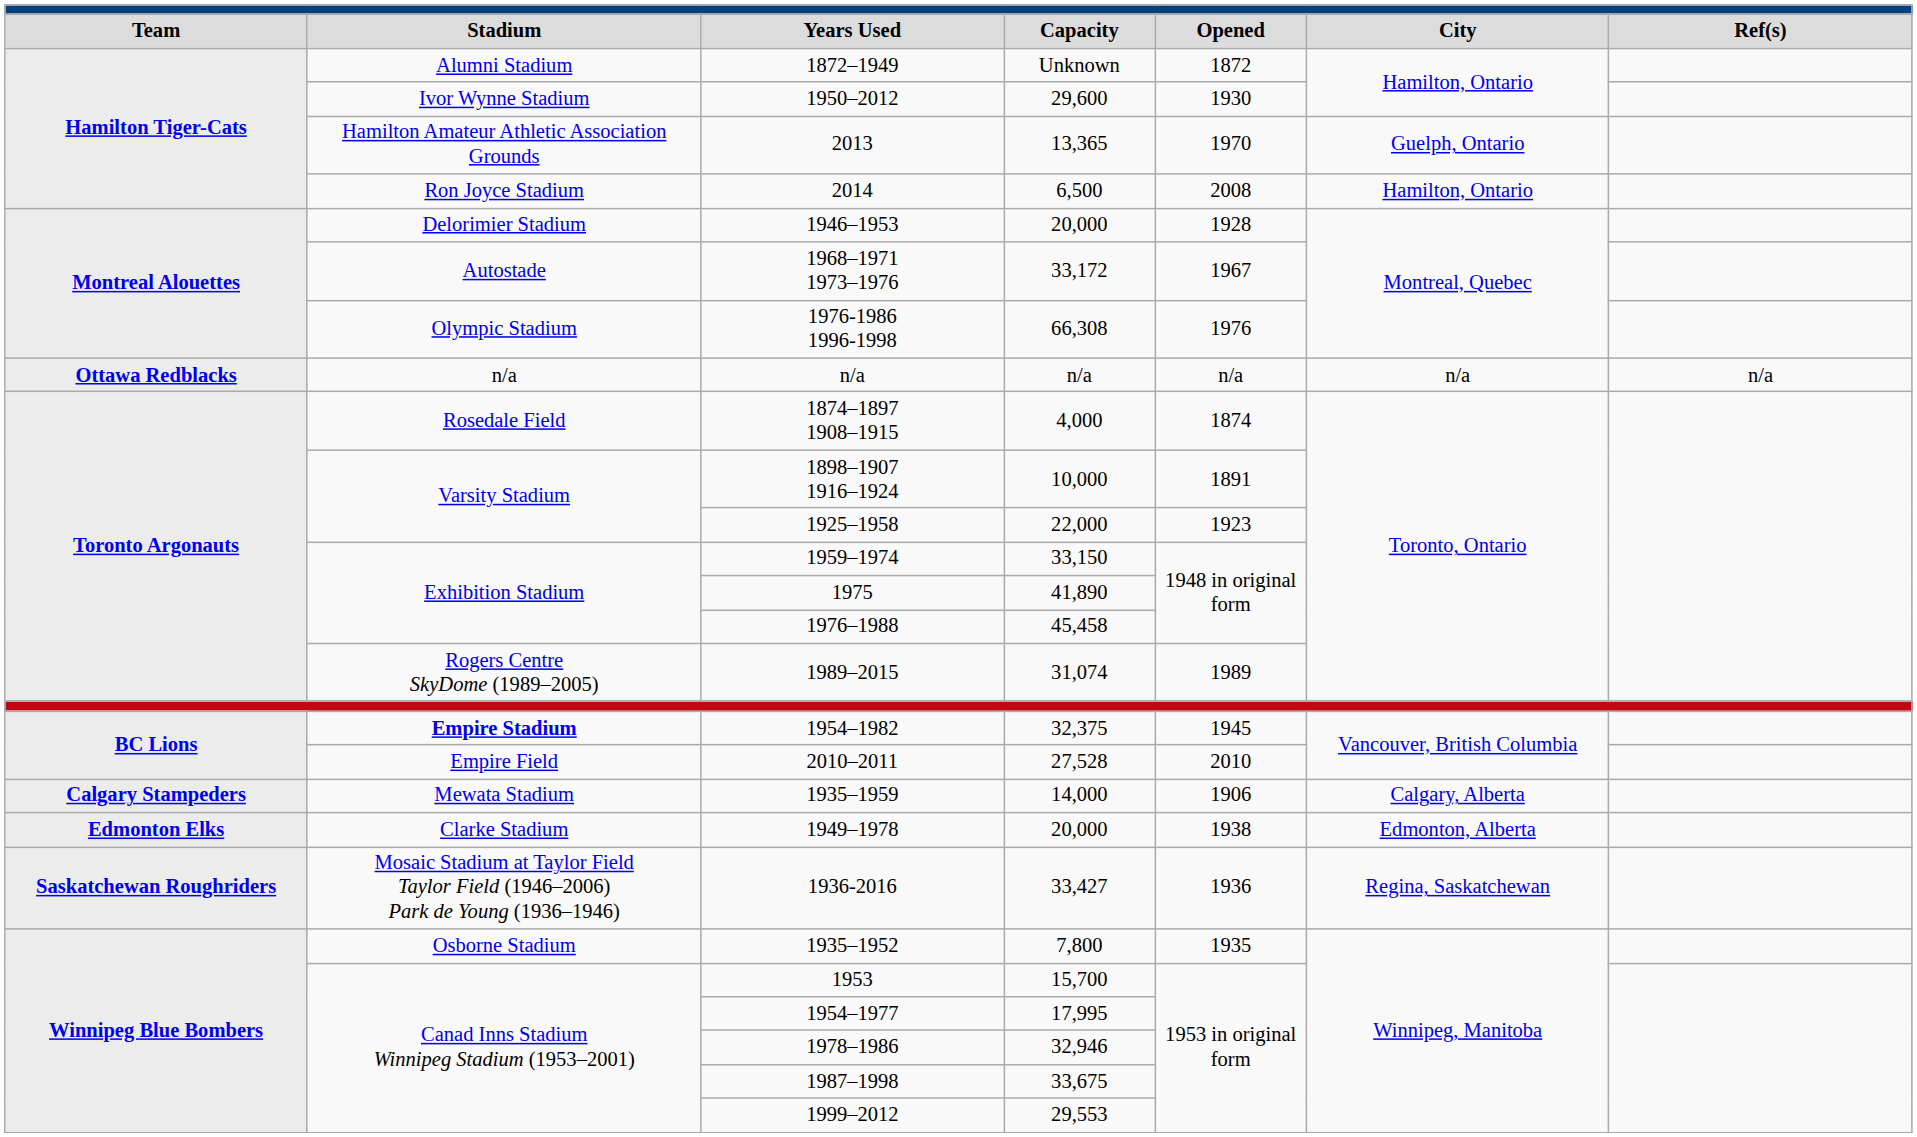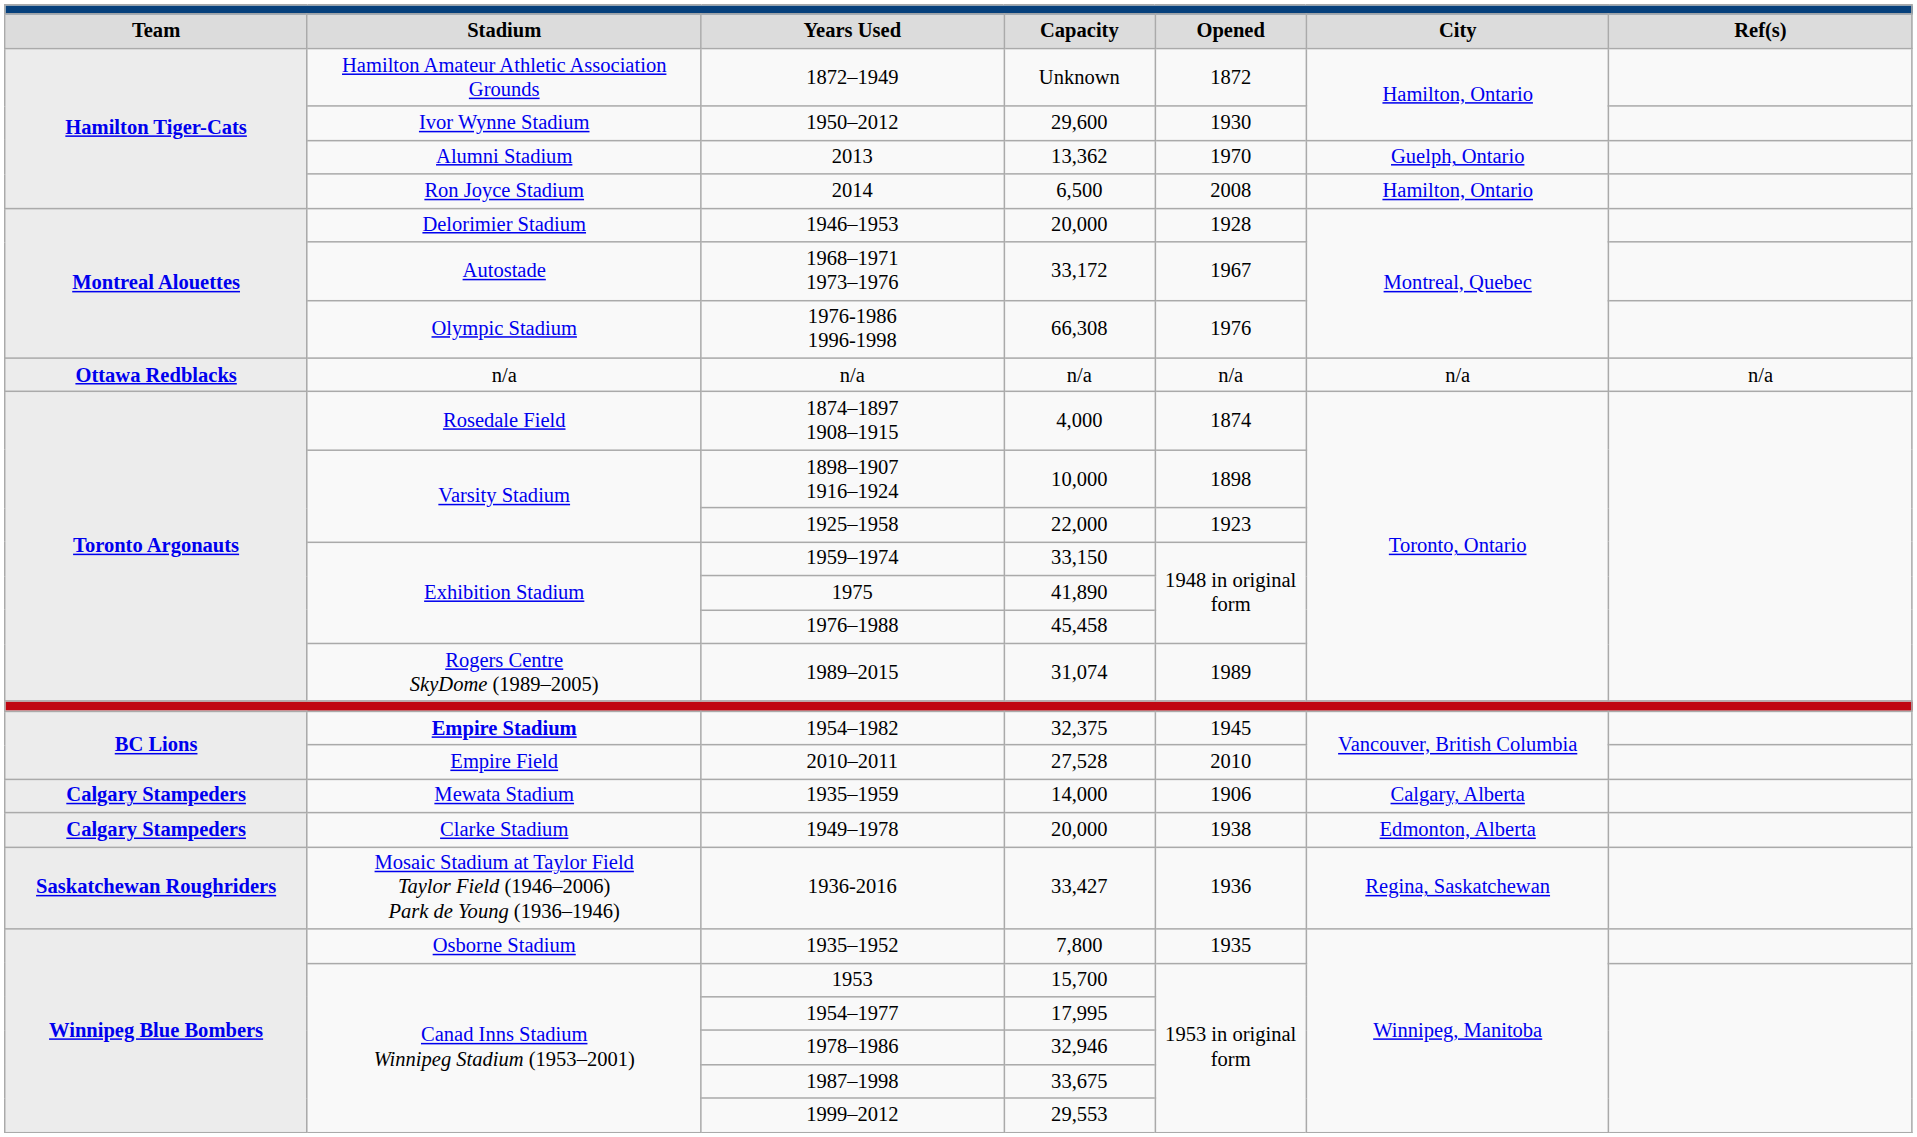(504, 64) Alumni Stadium -> (504, 76) Hamilton Amateur Athletic Association Grounds
(504, 144) Hamilton Amateur Athletic Association Grounds -> (504, 156) Alumni Stadium
(1079, 144) 13,365 -> (1079, 156) 13,362
(1231, 478) 1891 -> (1231, 478) 1898
(156, 829) Edmonton Elks -> (156, 829) Calgary Stampeders
